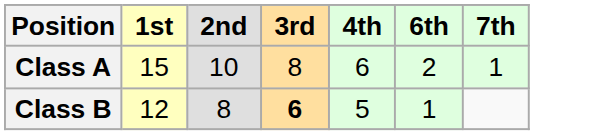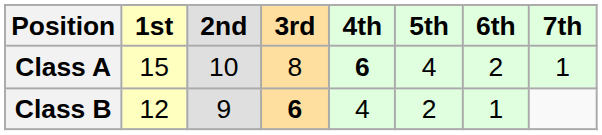+ column: (429, 25)
(362, 67) normal -> (362, 67) bold
(224, 109) 8 -> (224, 109) 9
(362, 109) 5 -> (362, 109) 4
